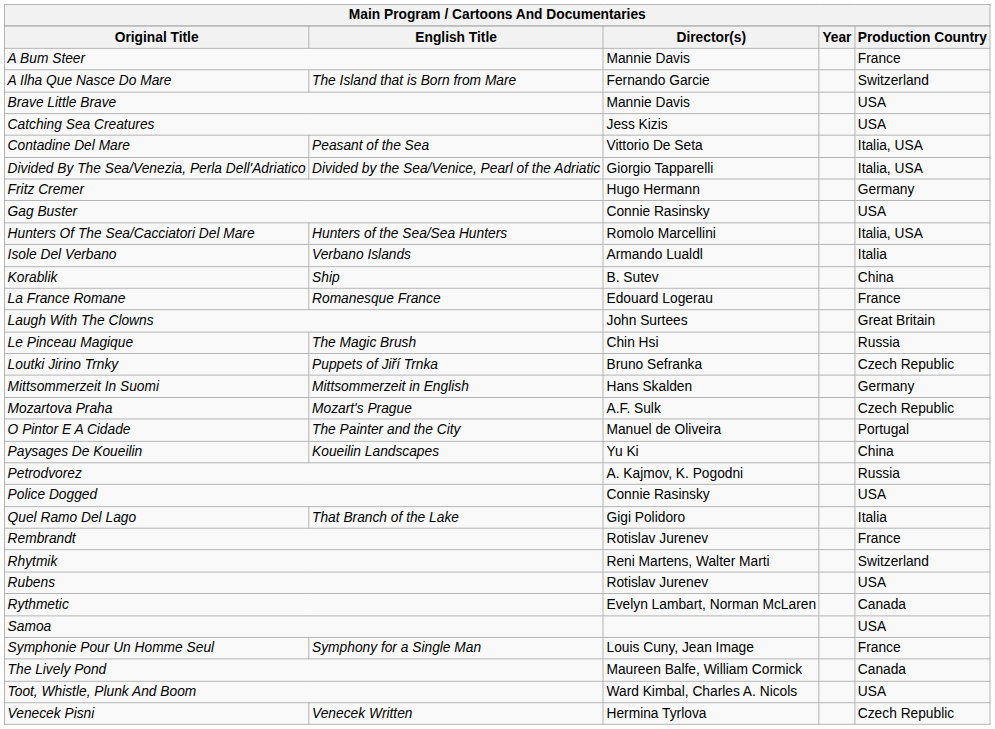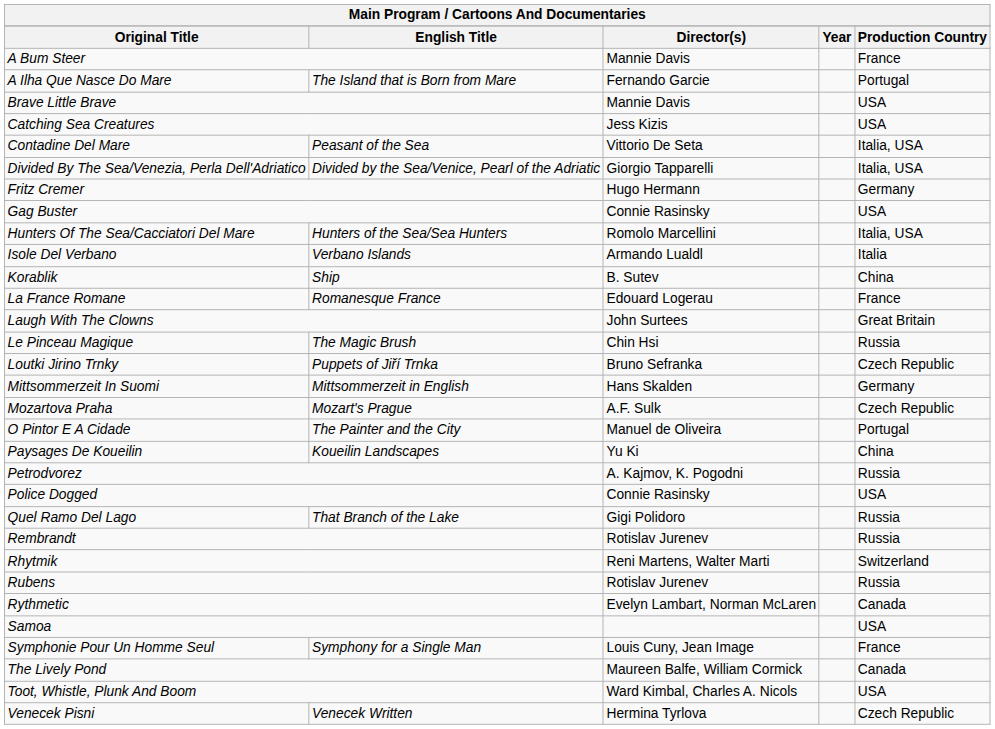(893, 80) Switzerland -> (883, 80) Portugal
(872, 517) Italia -> (879, 517) Russia
(879, 539) France -> (879, 539) Russia
(872, 582) USA -> (879, 582) Russia
